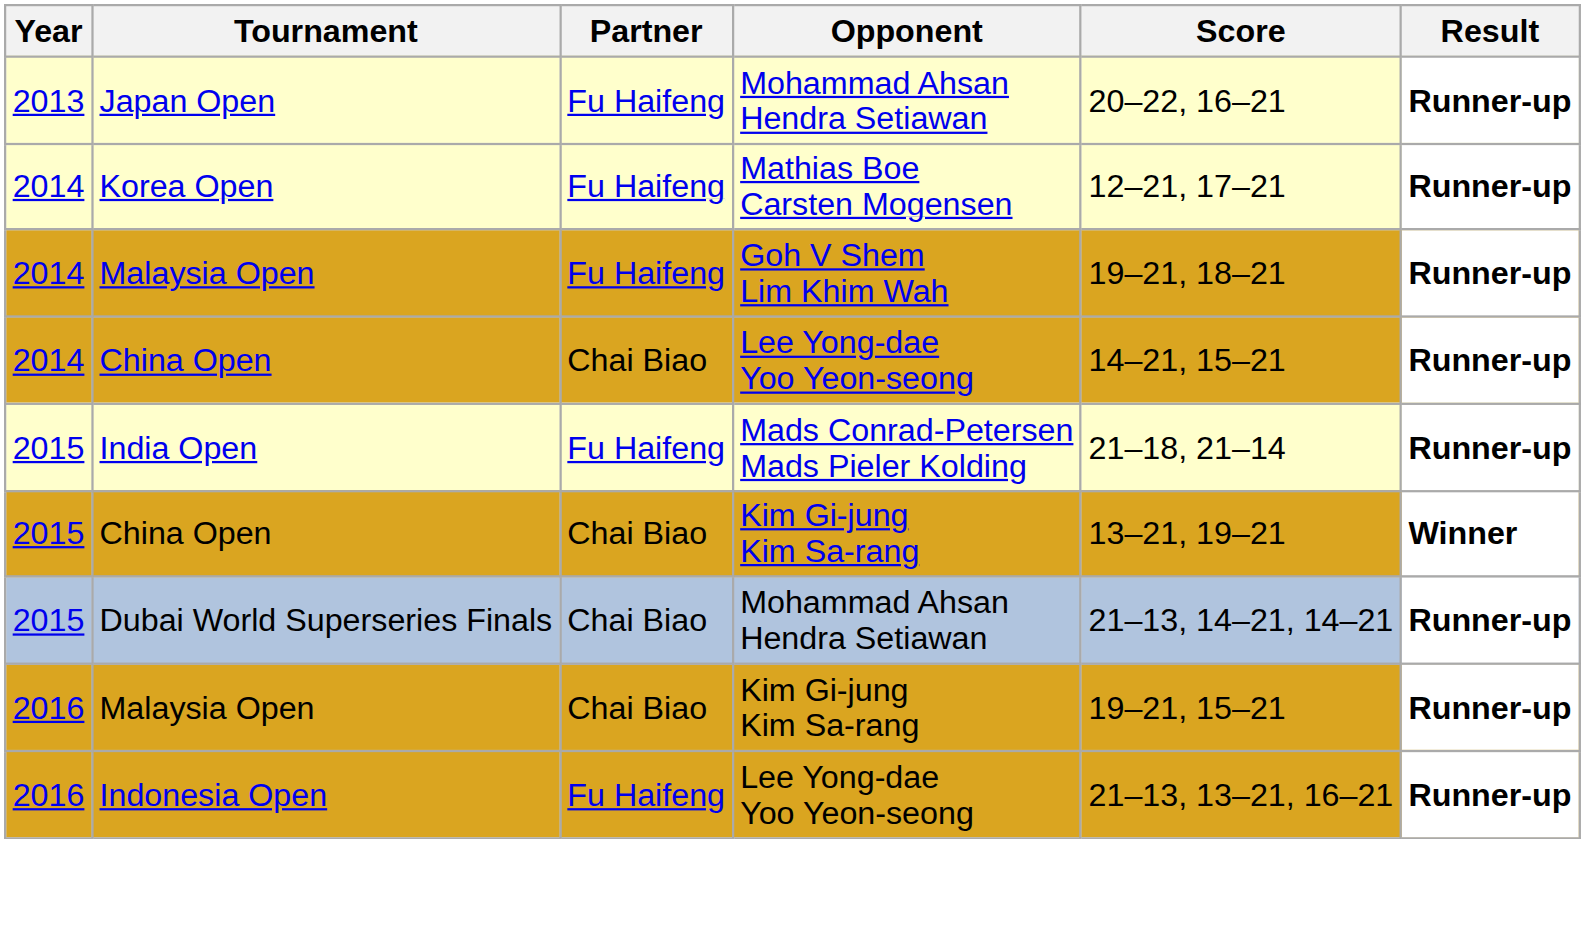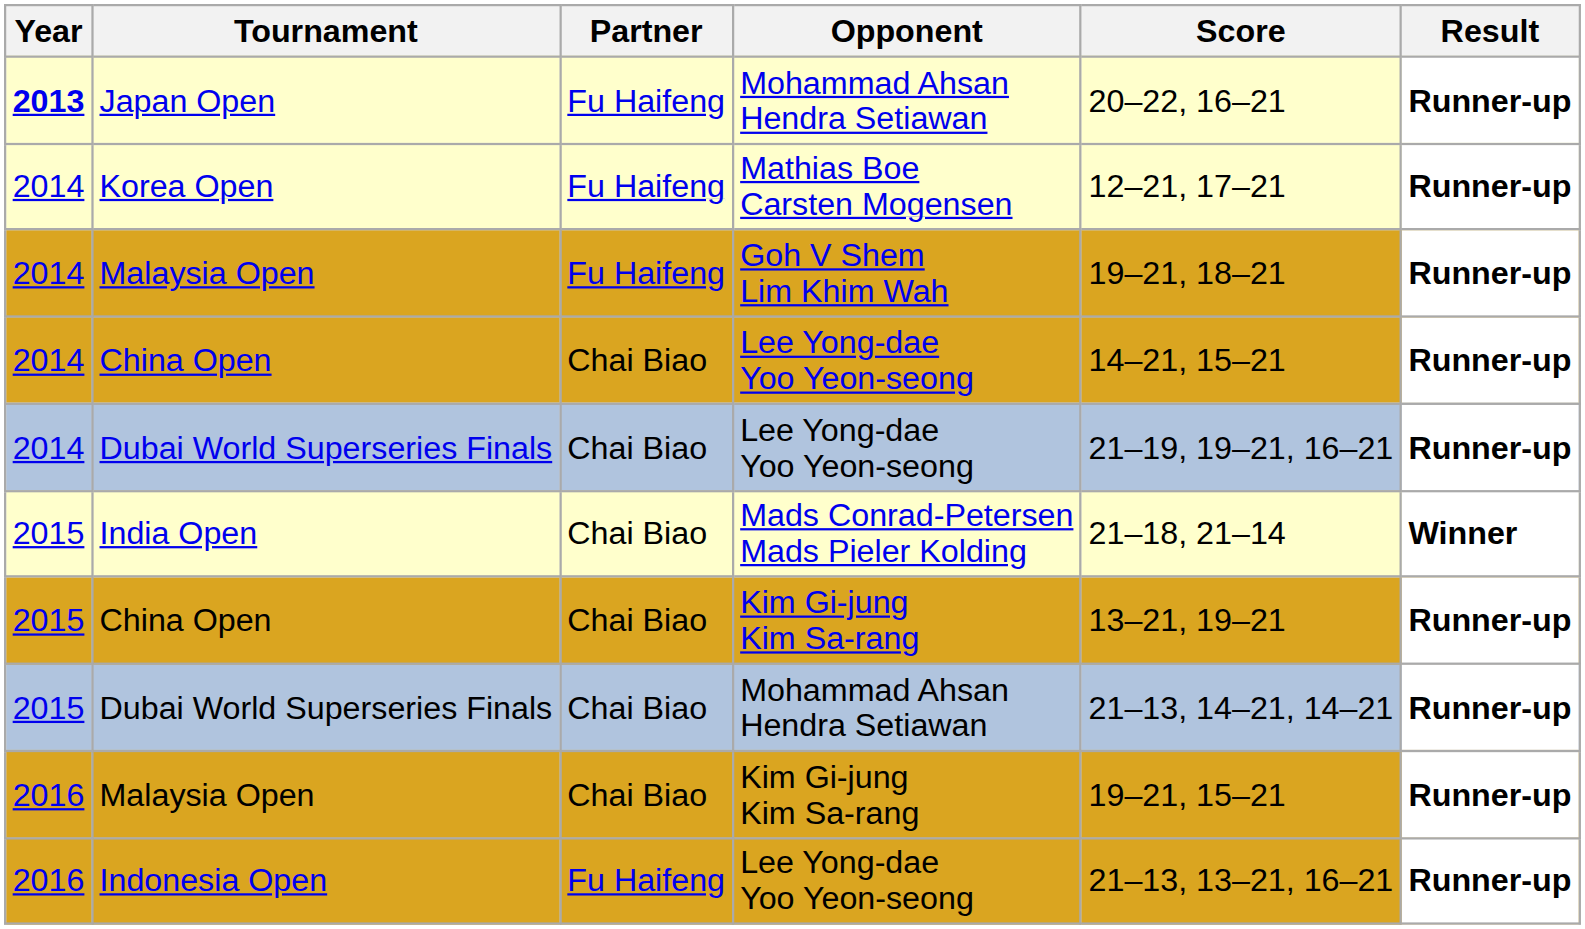(49, 100) normal -> (49, 100) bold
+ row: (326, 447)
(646, 447) Fu Haifeng -> (637, 534) Chai Biao
(1490, 447) Runner-up -> (1463, 534) Winner
(1463, 534) Winner -> (1490, 621) Runner-up
